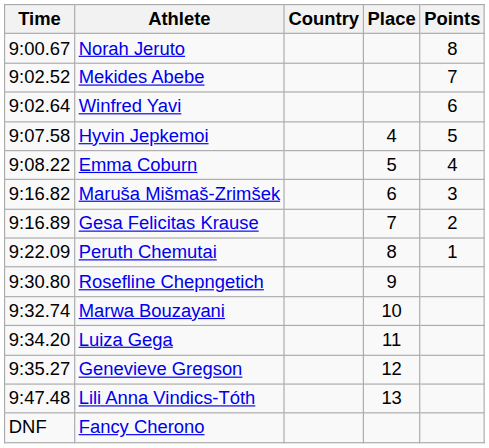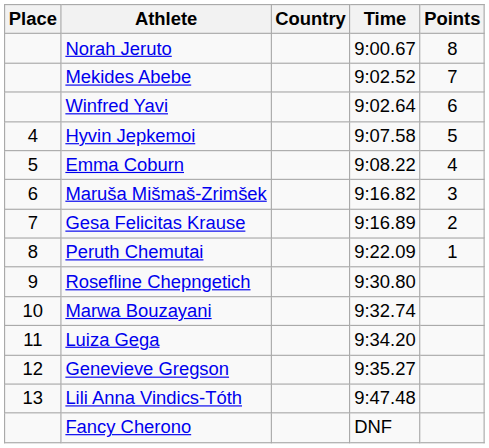columns swapped: (392, 19) <-> (40, 19)
